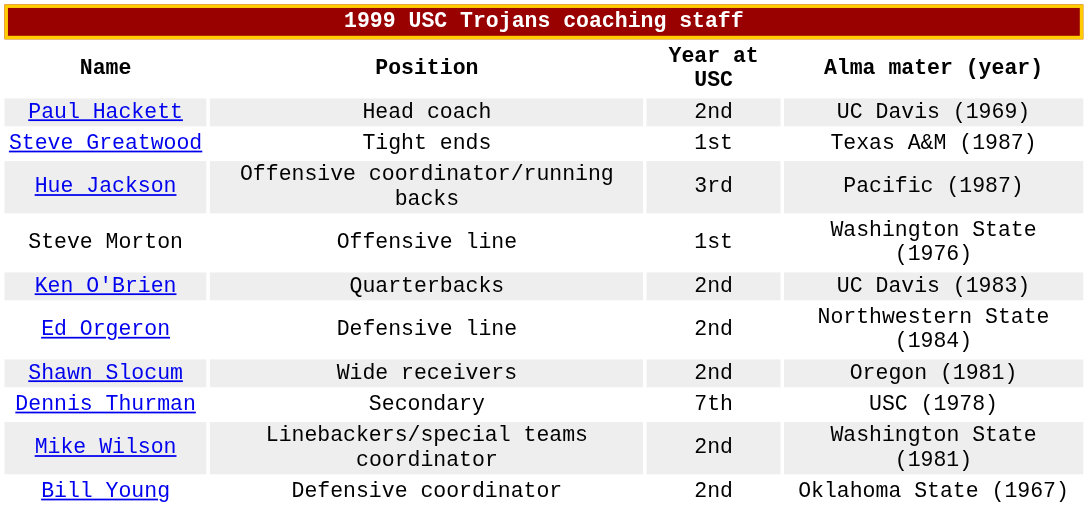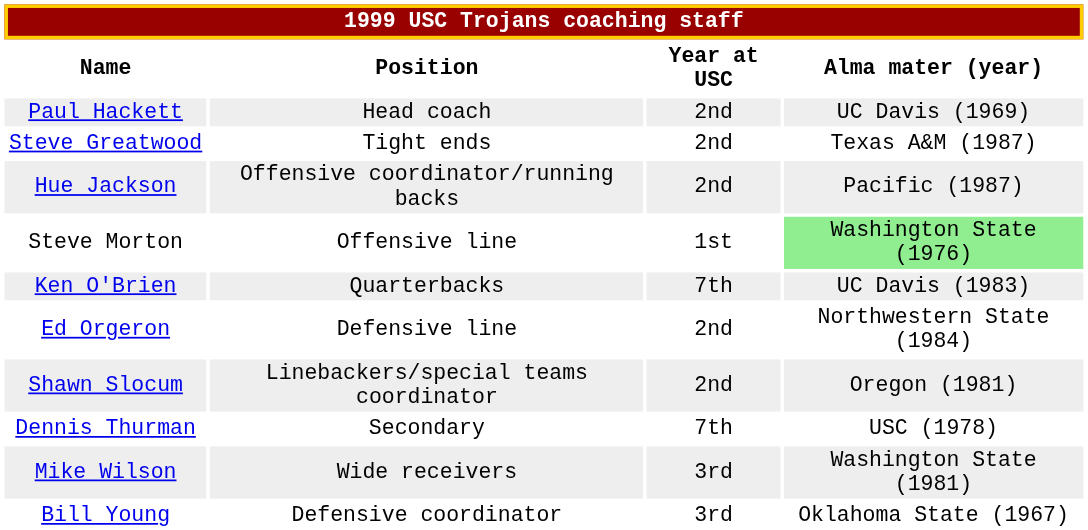(714, 144) 1st -> (714, 144) 2nd
(714, 187) 3rd -> (714, 187) 2nd
(934, 243) no background -> (934, 243) lightgreen background
(714, 286) 2nd -> (714, 286) 7th
(427, 373) Wide receivers -> (427, 386) Linebackers/special teams coordinator
(427, 448) Linebackers/special teams coordinator -> (427, 473) Wide receivers
(714, 448) 2nd -> (714, 473) 3rd
(714, 492) 2nd -> (714, 516) 3rd
